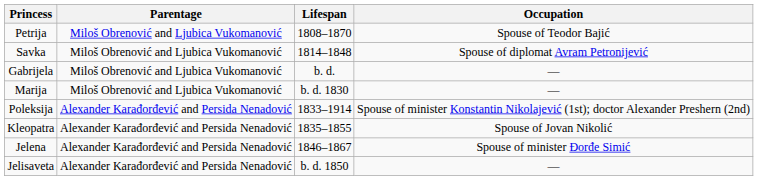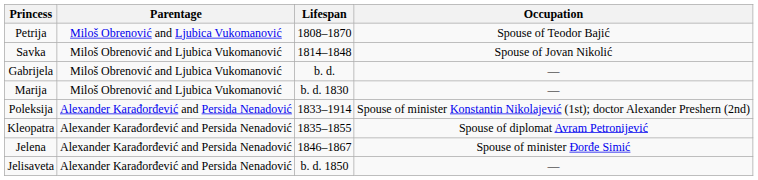(553, 52) Spouse of diplomat Avram Petronijević -> (553, 52) Spouse of Jovan Nikolić
(553, 128) Spouse of Jovan Nikolić -> (553, 128) Spouse of diplomat Avram Petronijević
